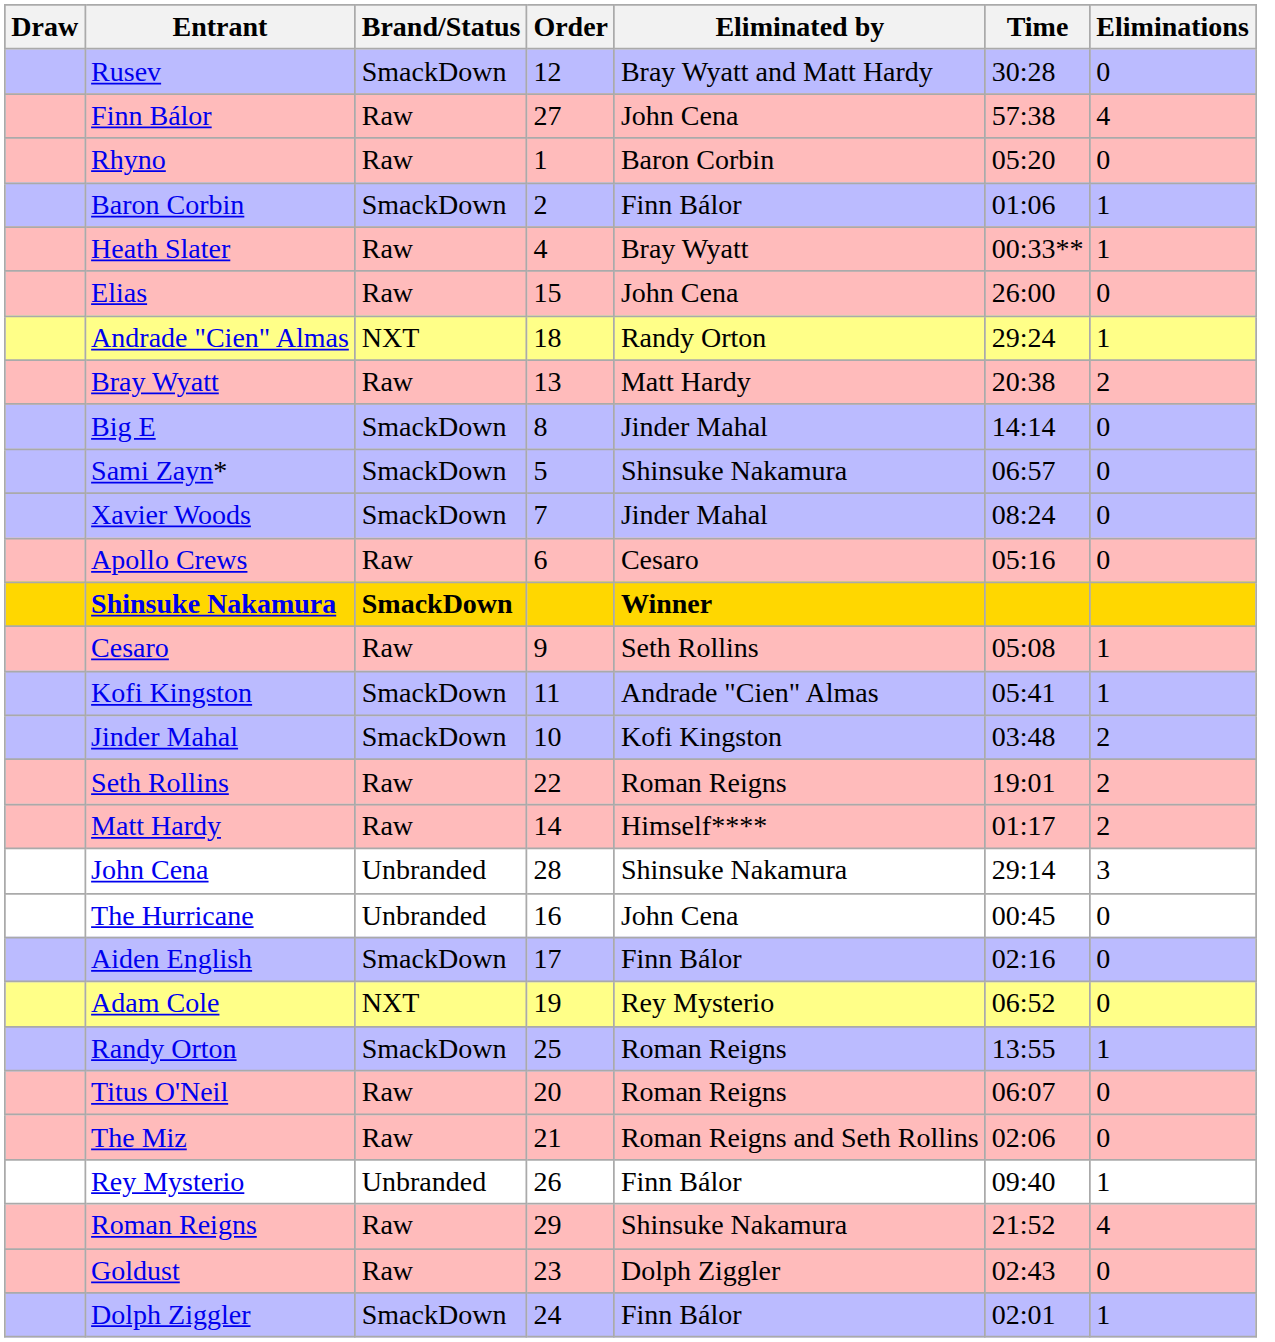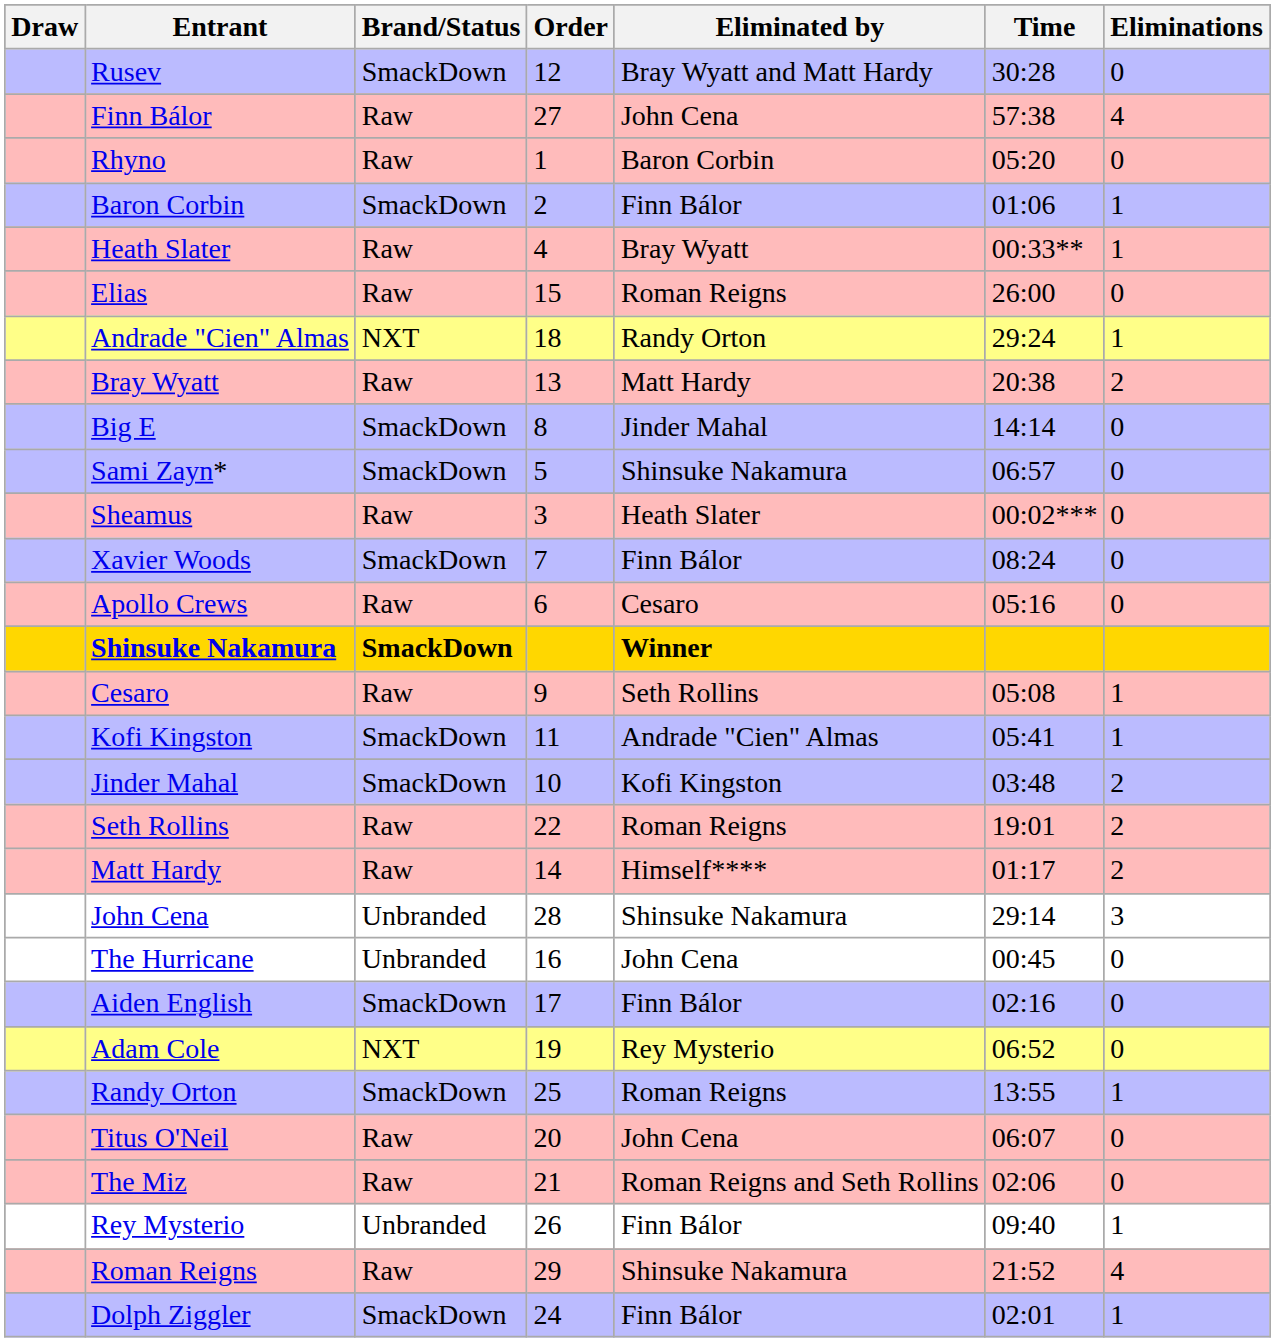(680, 293) John Cena -> (704, 293) Roman Reigns
+ row: (142, 515)
(694, 515) Jinder Mahal -> (681, 559) Finn Bálor
(704, 1092) Roman Reigns -> (680, 1136) John Cena
- row: (135, 1270)
